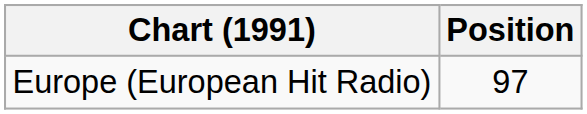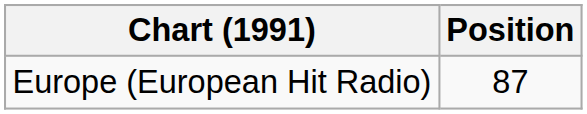(510, 81) 97 -> (510, 81) 87
